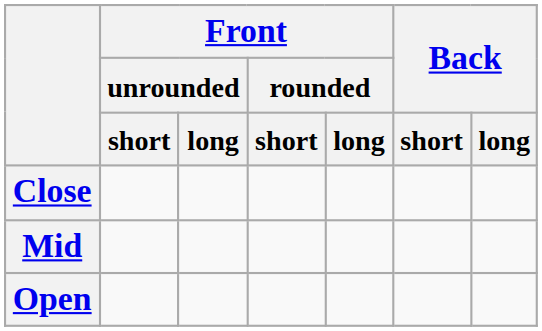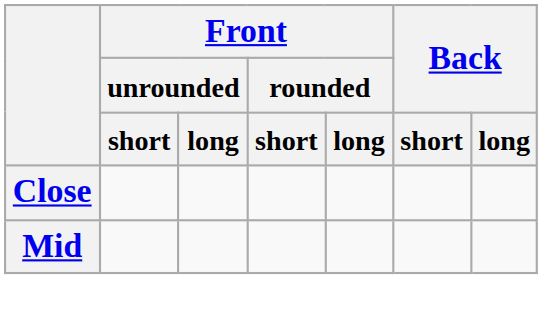- row: (52, 298)
